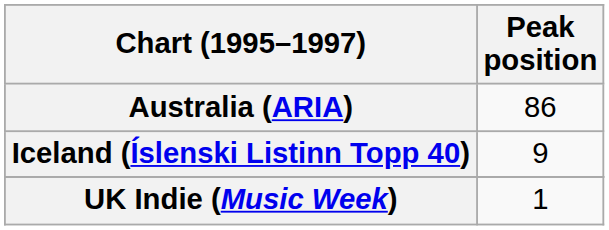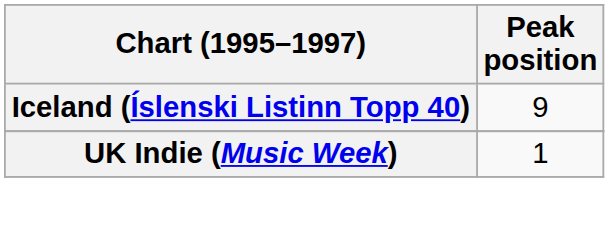- row: (241, 107)
